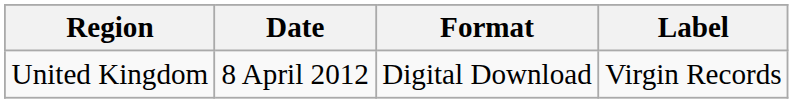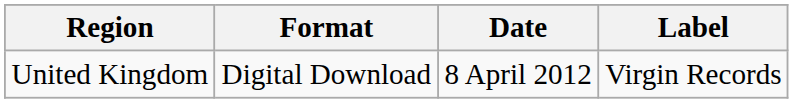columns swapped: (295, 27) <-> (487, 27)
